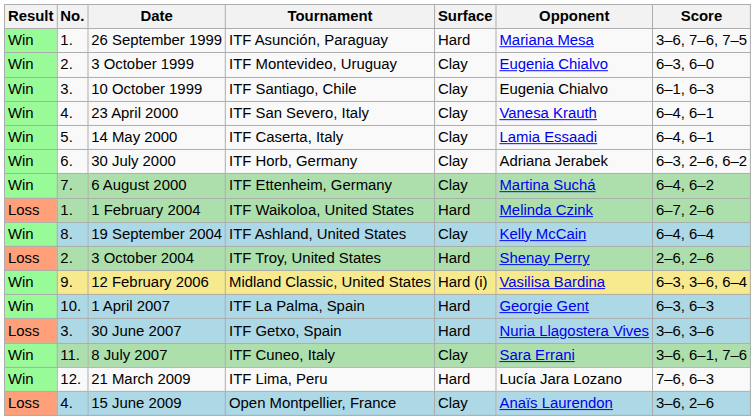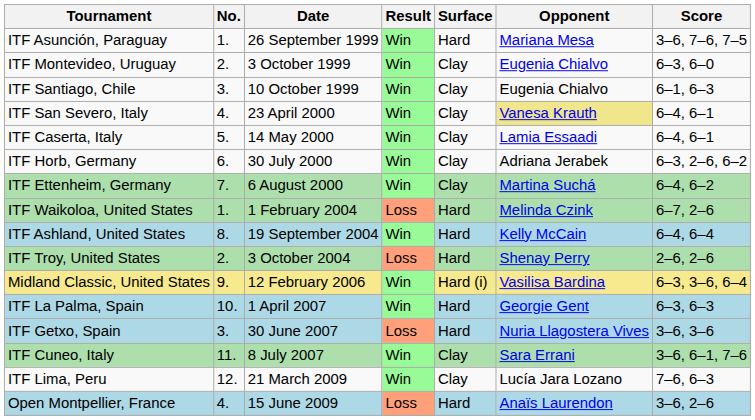columns swapped: (31, 16) <-> (330, 16)
(548, 112) no background -> (548, 112) khaki background
(453, 233) Clay -> (454, 233) Hard
(454, 378) Hard -> (453, 378) Clay
(453, 402) Clay -> (454, 402) Hard
